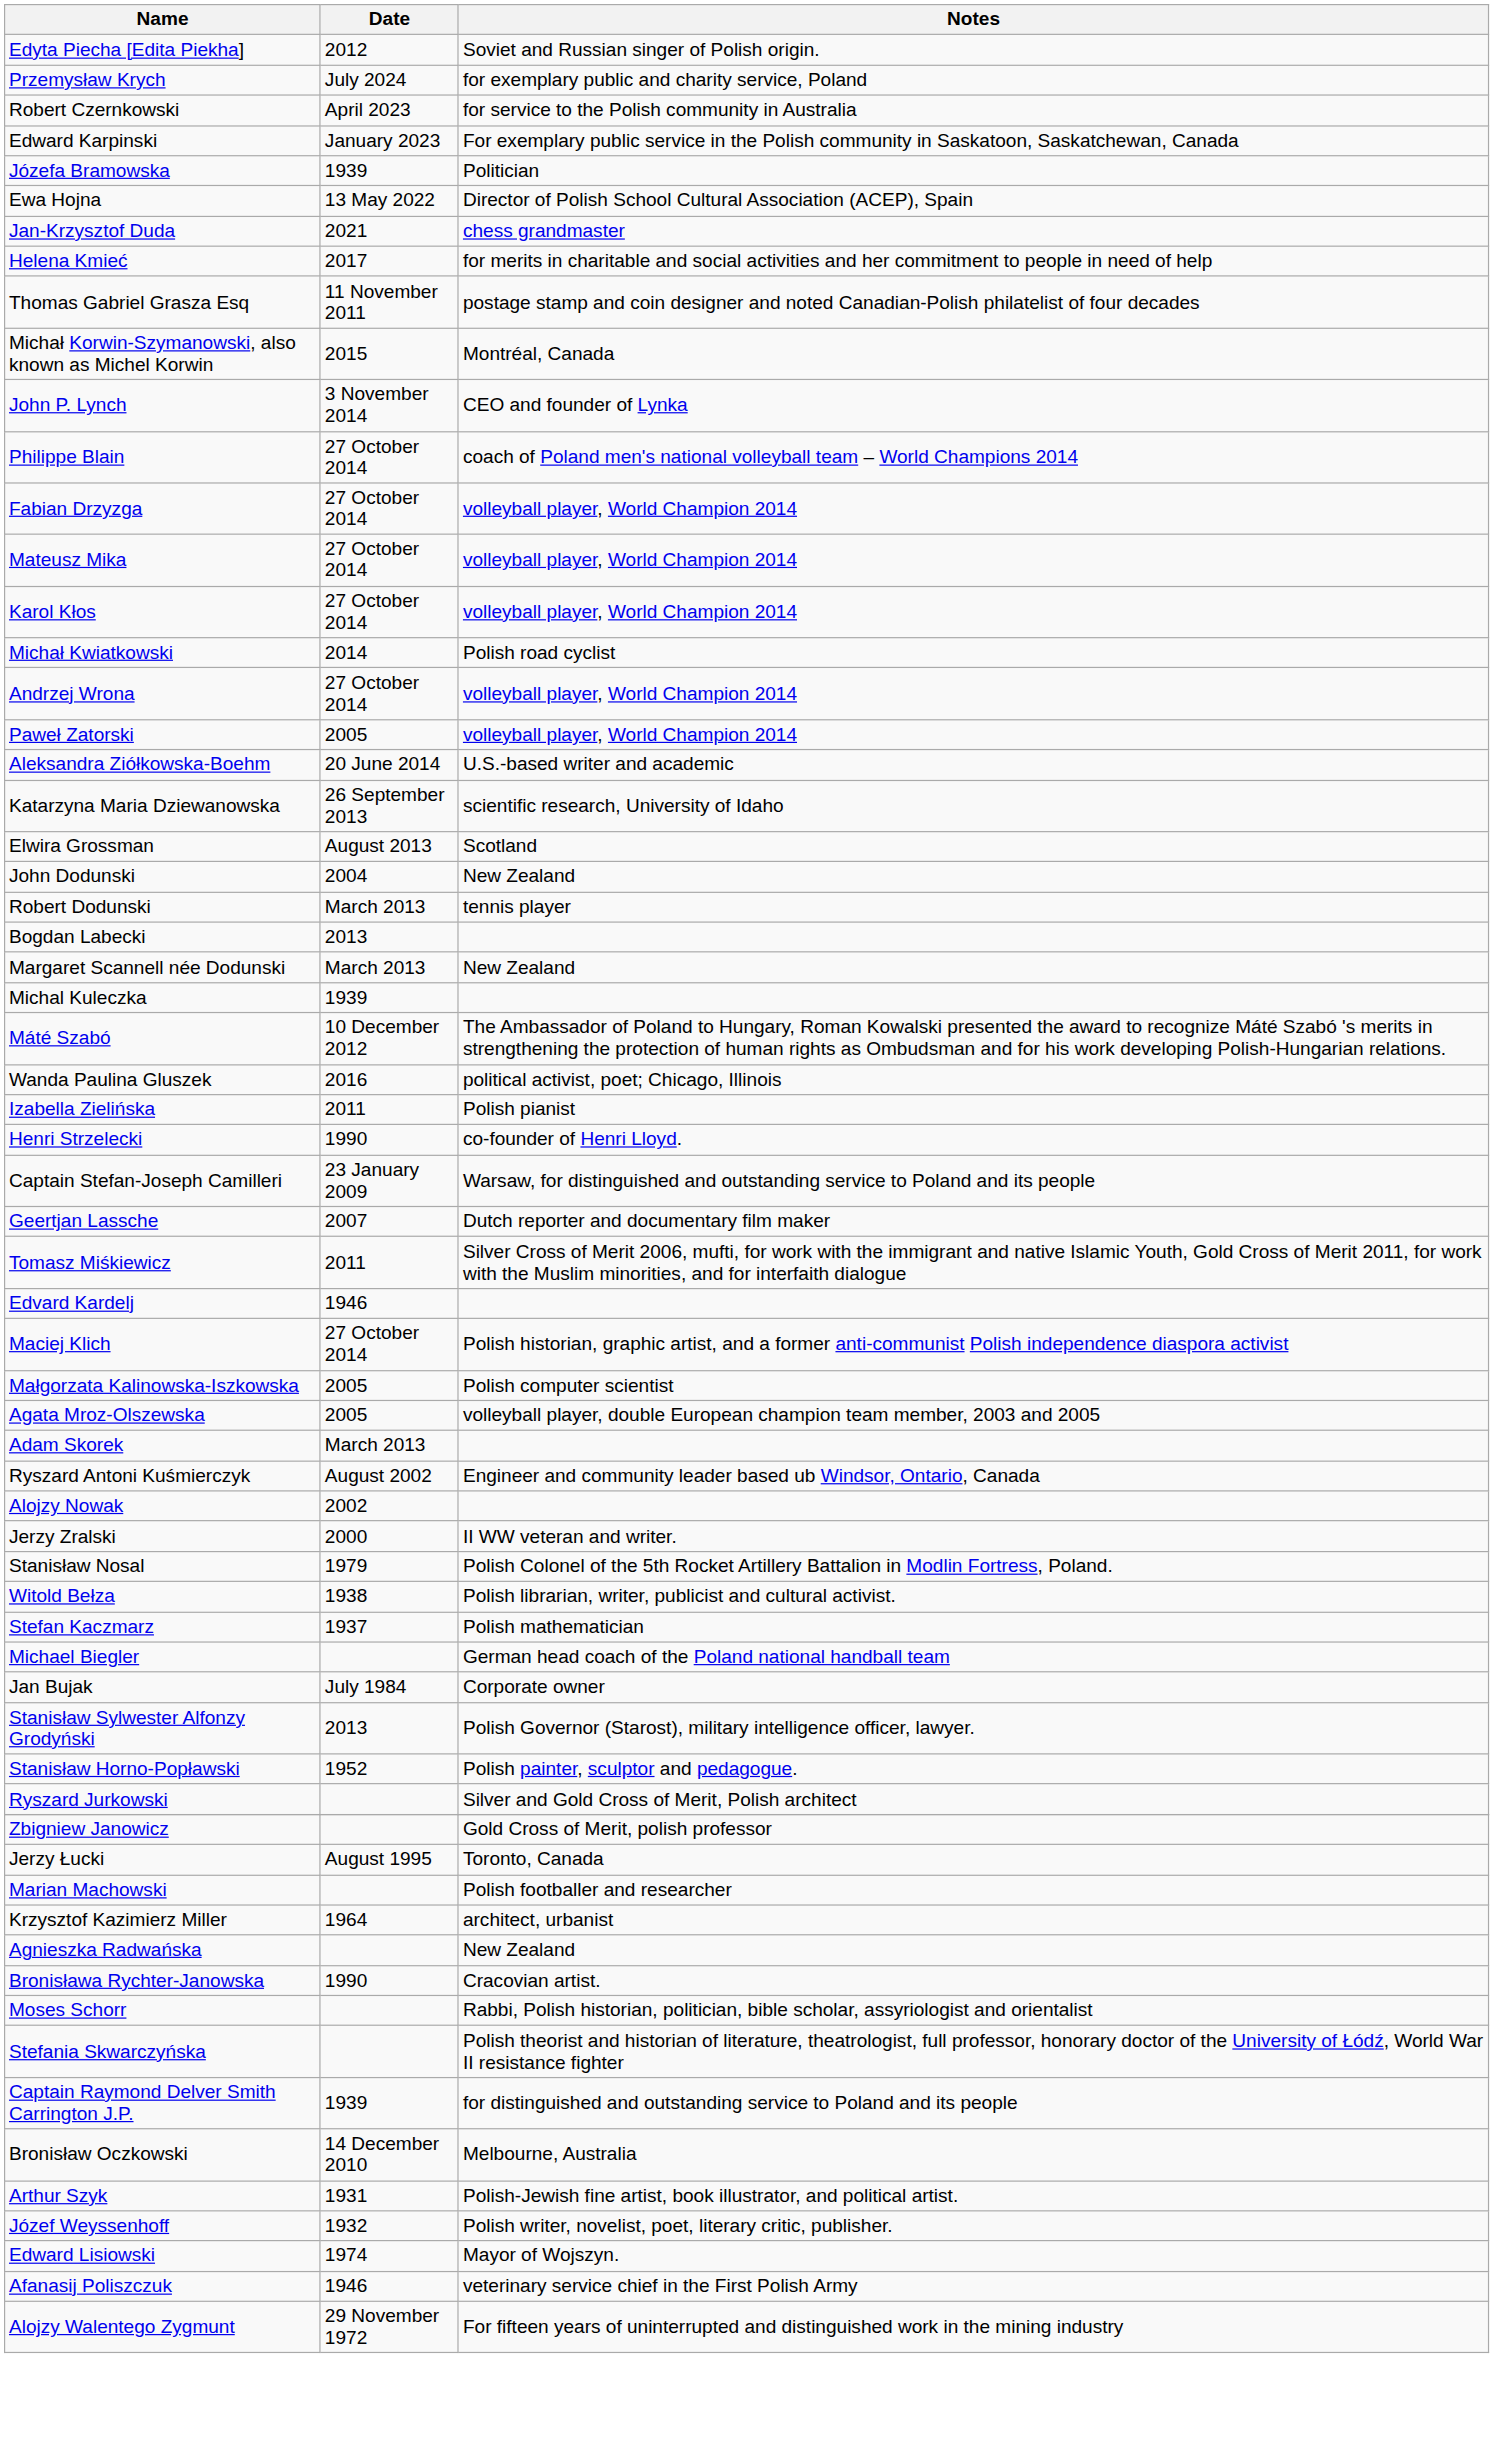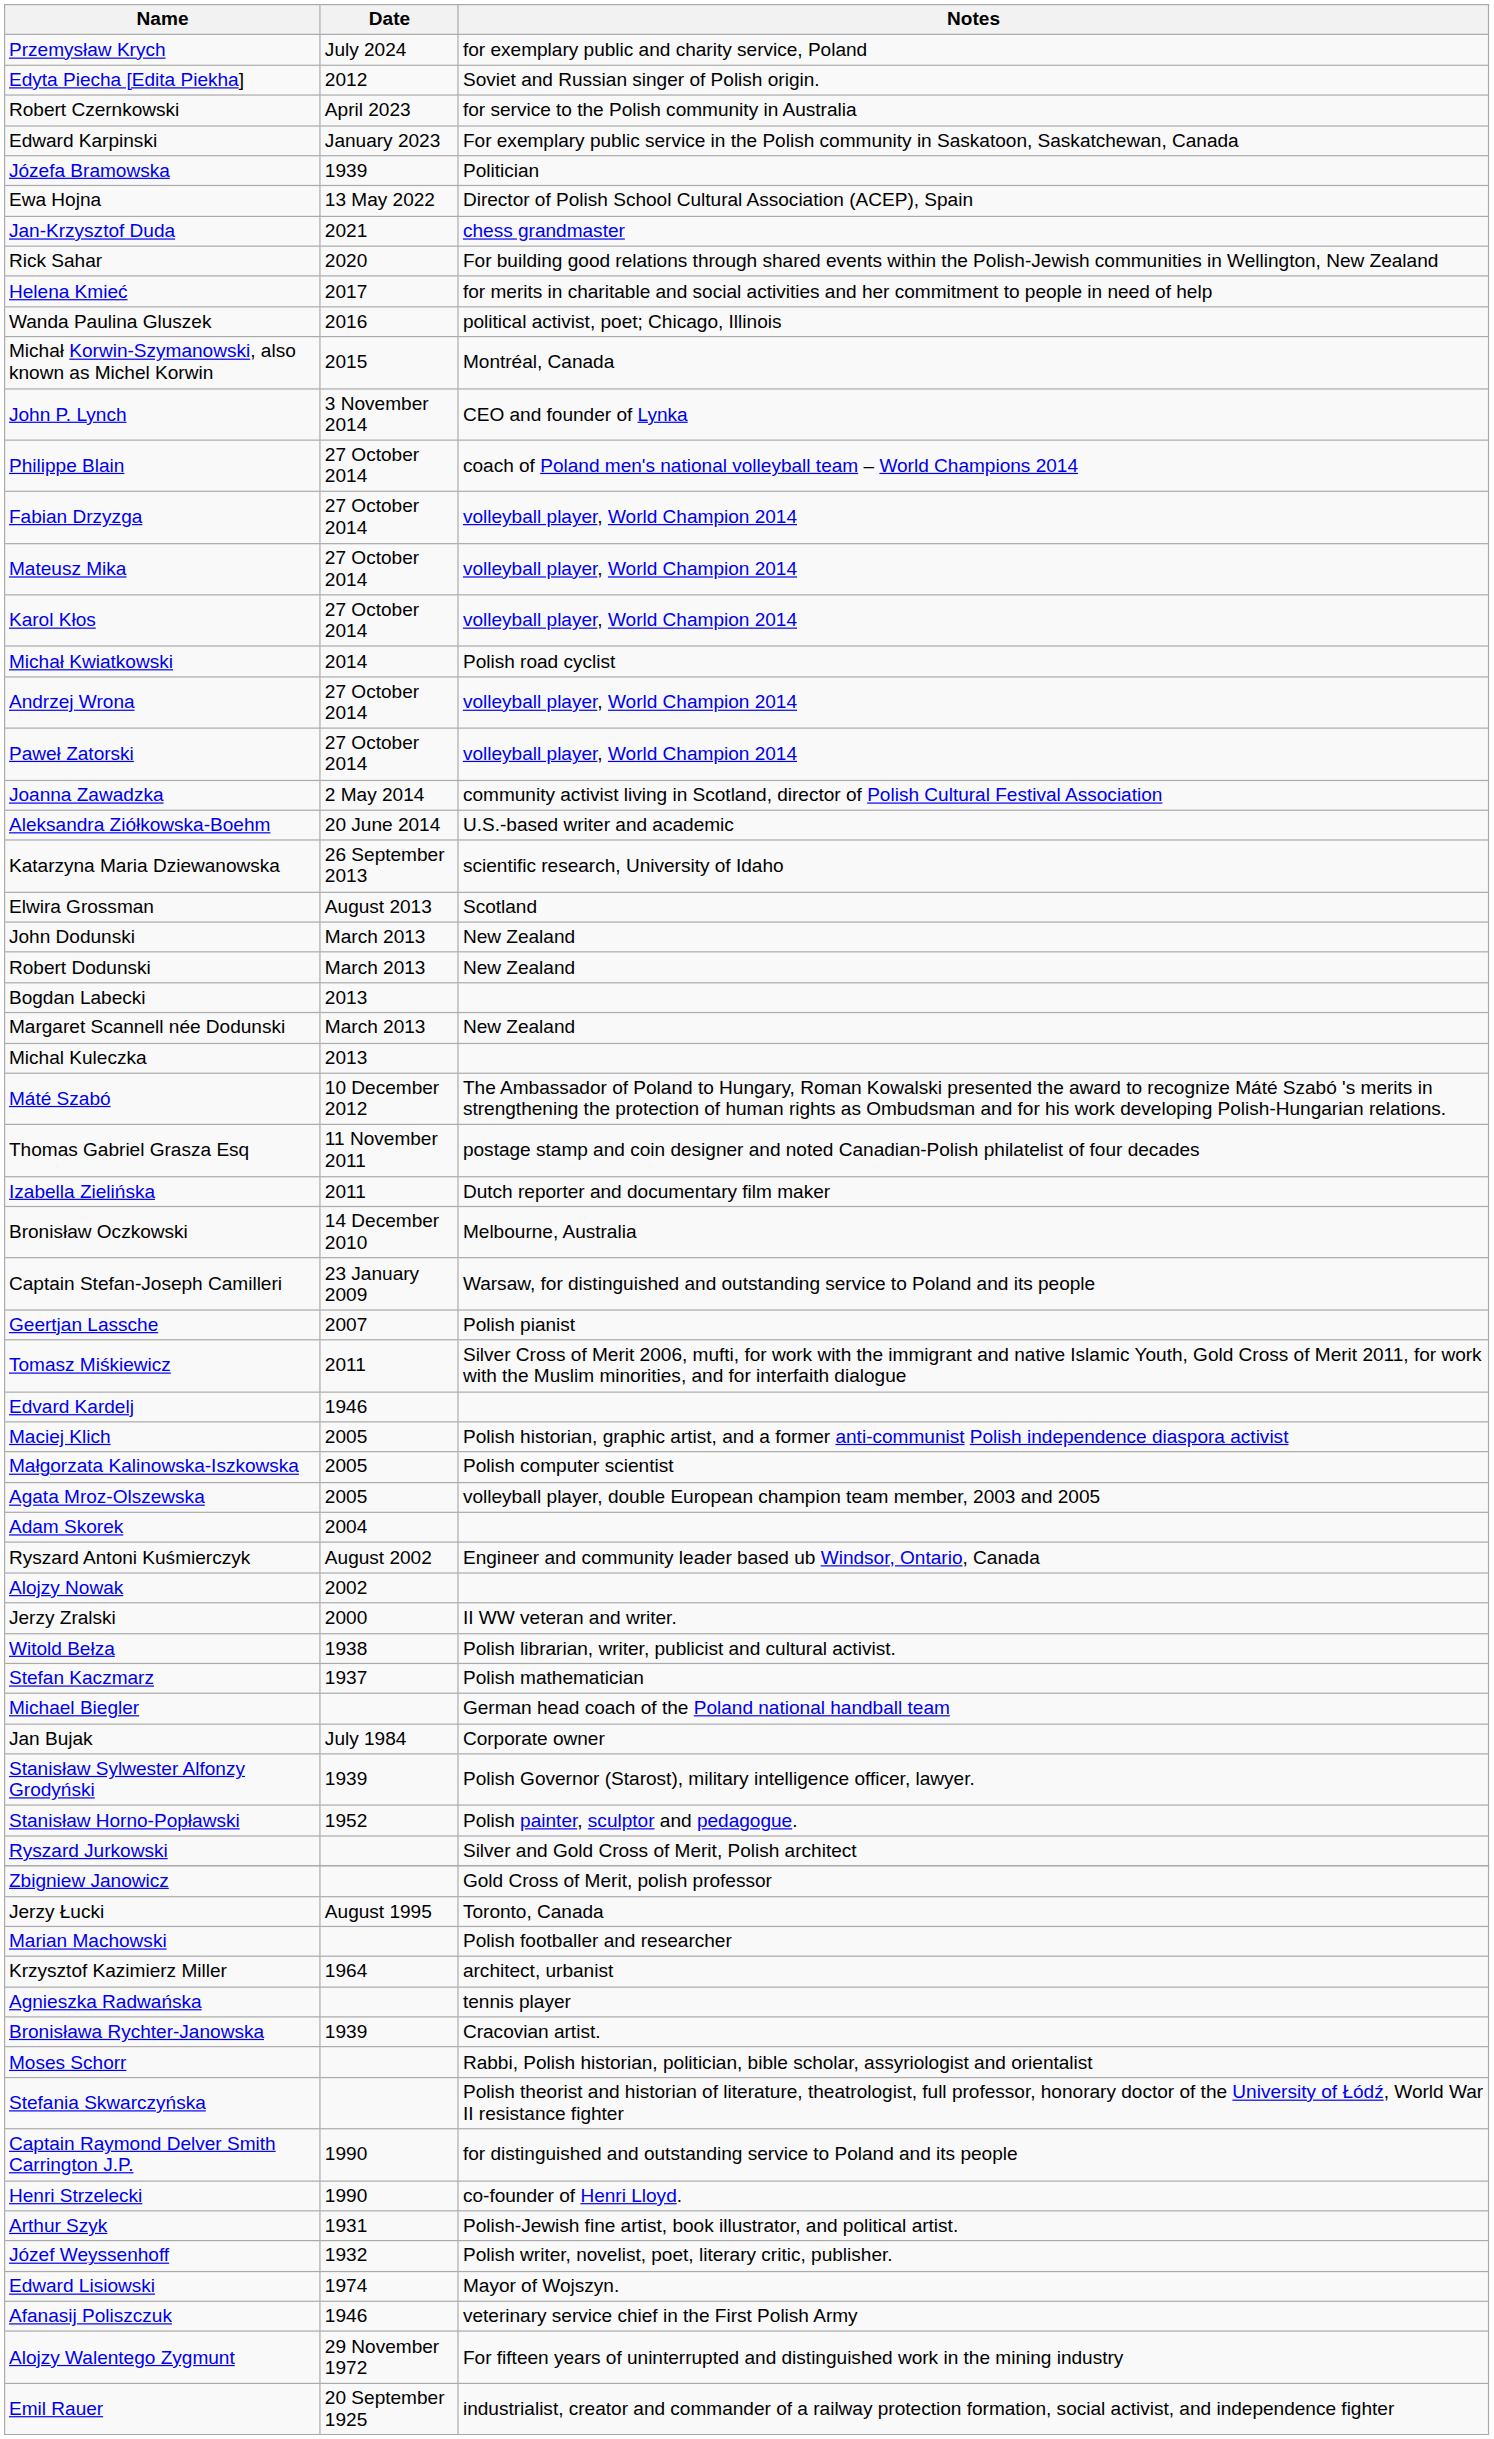rows swapped: (87, 79) <-> (126, 49)
+ row: (56, 261)
rows swapped: (110, 1079) <-> (129, 302)
(346, 734) 2005 -> (372, 753) 27 October 2014
+ row: (86, 794)
(346, 876) 2004 -> (375, 937) March 2013
(517, 906) tennis player -> (519, 967) New Zealand
(346, 997) 1939 -> (346, 1057) 2013
(519, 1109) Polish pianist -> (647, 1191) Dutch reporter and documentary film maker
rows swapped: (98, 2154) <-> (76, 1139)
(647, 1221) Dutch reporter and documentary film maker -> (519, 1324) Polish pianist
(372, 1344) 27 October 2014 -> (346, 1436) 2005
(375, 1445) March 2013 -> (346, 1527) 2004
- row: (77, 1566)
(346, 1727) 2013 -> (346, 1779) 1939
(519, 1950) New Zealand -> (517, 2001) tennis player
(346, 1980) 1990 -> (346, 2031) 1939
(346, 2102) 1939 -> (346, 2154) 1990
+ row: (56, 2408)
